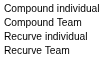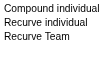- row: (43, 22)
